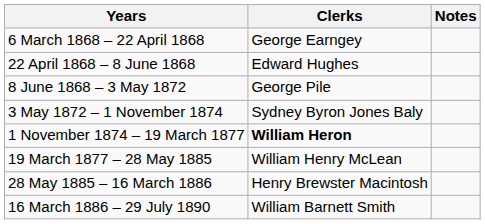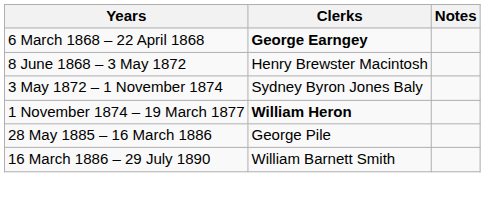(307, 40) normal -> (310, 40) bold
- row: (102, 64)
(291, 87) George Pile -> (340, 64) Henry Brewster Macintosh
- row: (110, 159)
(340, 183) Henry Brewster Macintosh -> (291, 135) George Pile
